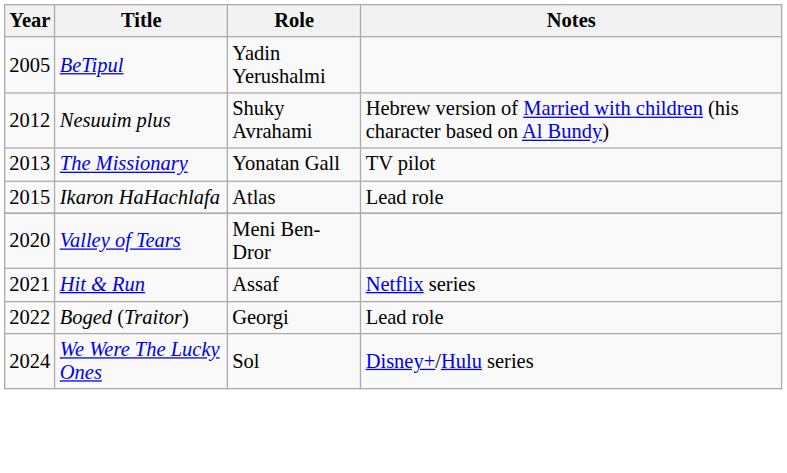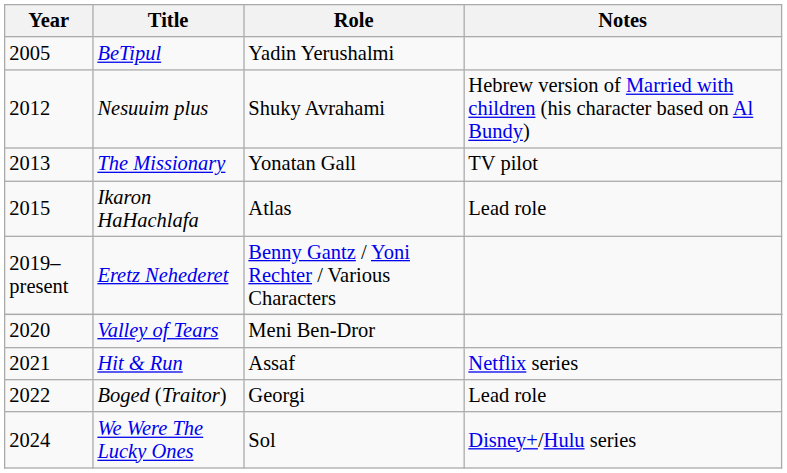+ row: (163, 275)
